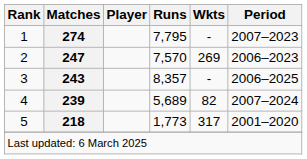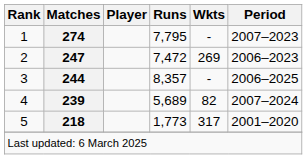(170, 57) 7,570 -> (170, 57) 7,472
(73, 79) 243 -> (73, 79) 244
